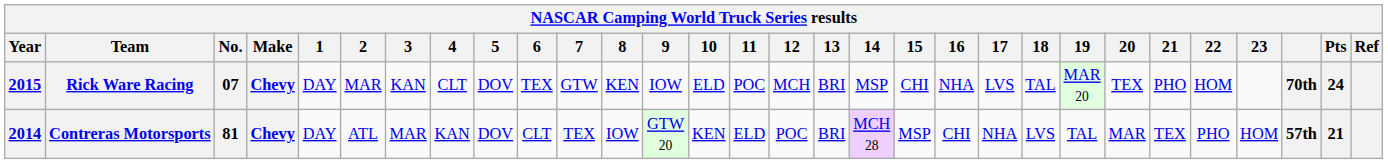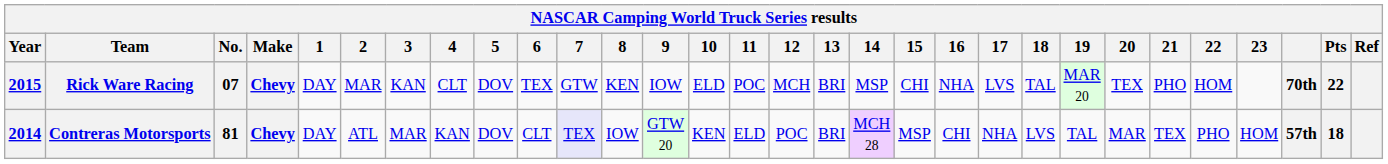(1336, 85) 24 -> (1336, 85) 22
(579, 134) no background -> (579, 134) lavender background
(1336, 134) 21 -> (1336, 134) 18
